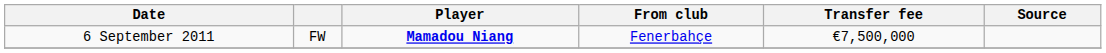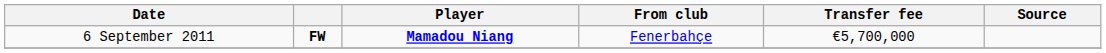(317, 37) normal -> (317, 37) bold
(874, 37) €7,500,000 -> (874, 37) €5,700,000
